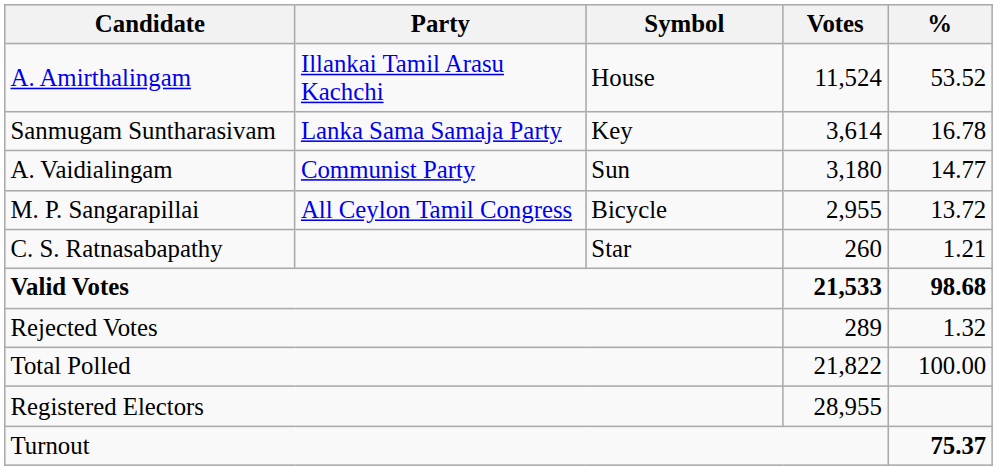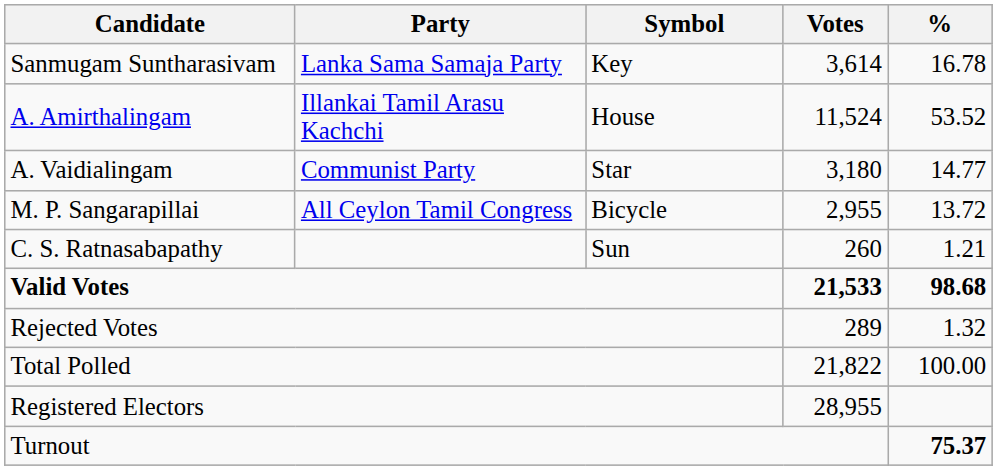rows swapped: (101, 77) <-> (143, 130)
(611, 170) Sun -> (611, 170) Star
(611, 248) Star -> (611, 248) Sun
